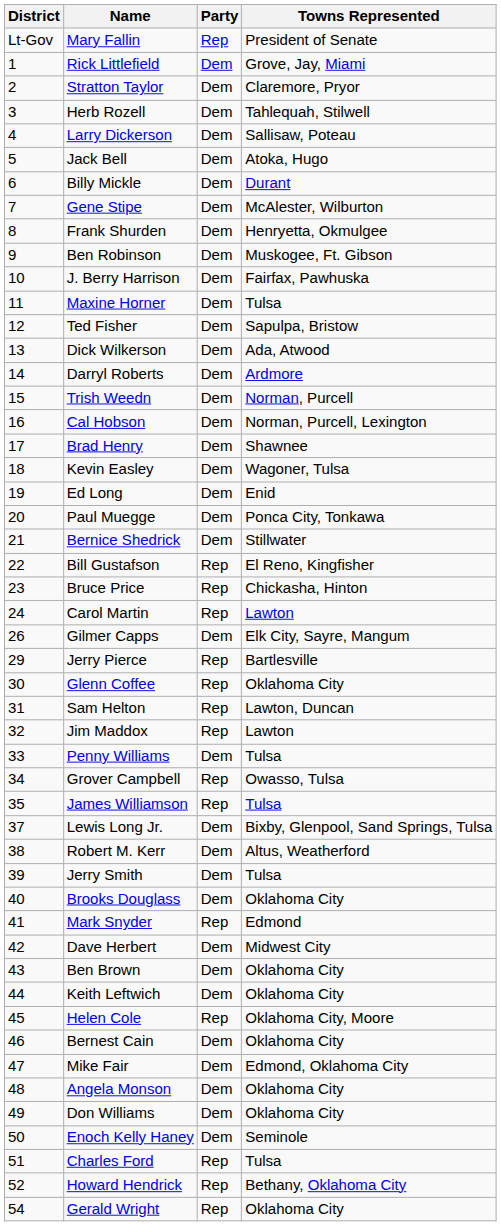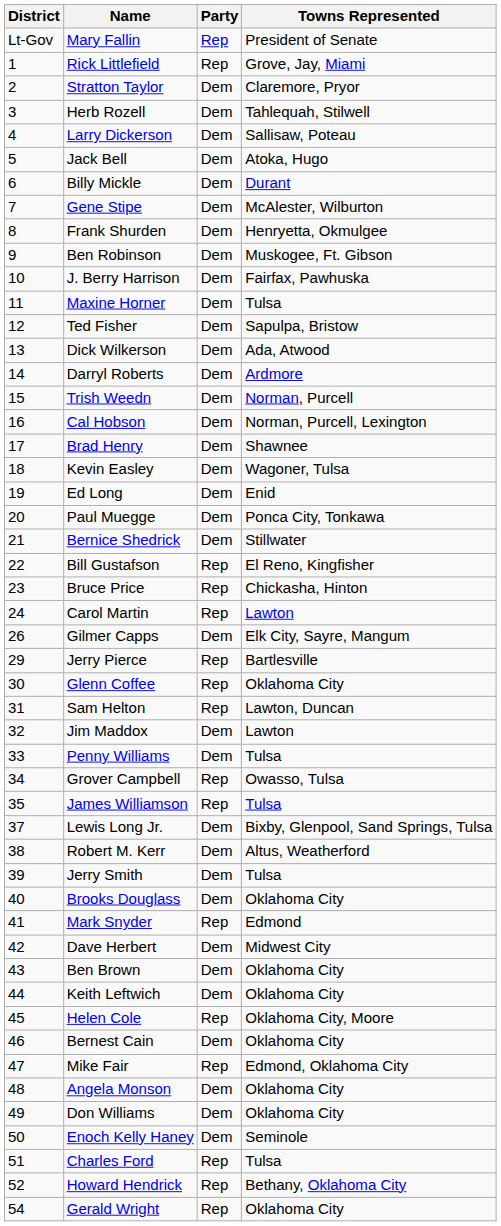(217, 64) Dem -> (214, 64) Rep
(214, 732) Rep -> (217, 732) Dem
(217, 1065) Dem -> (214, 1065) Rep
